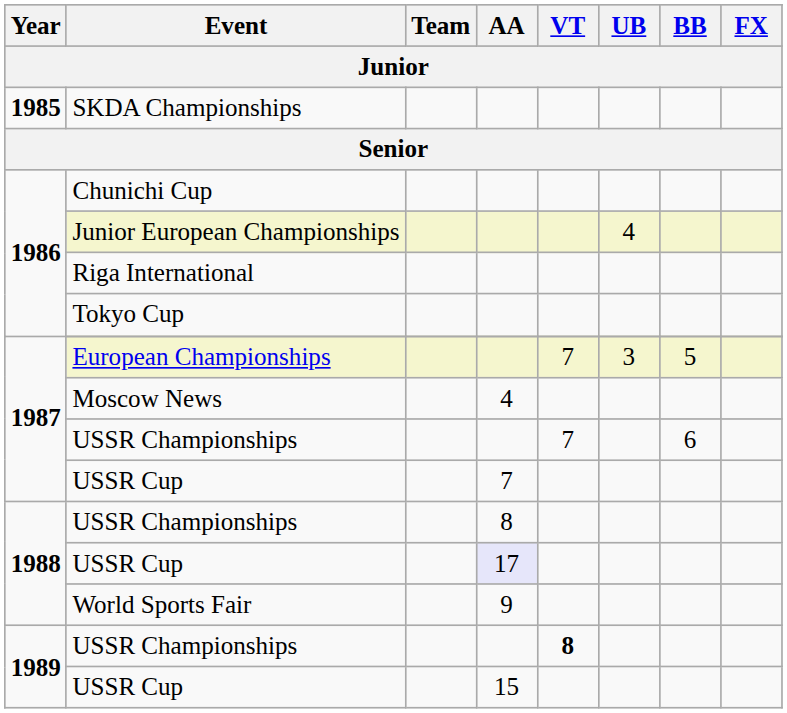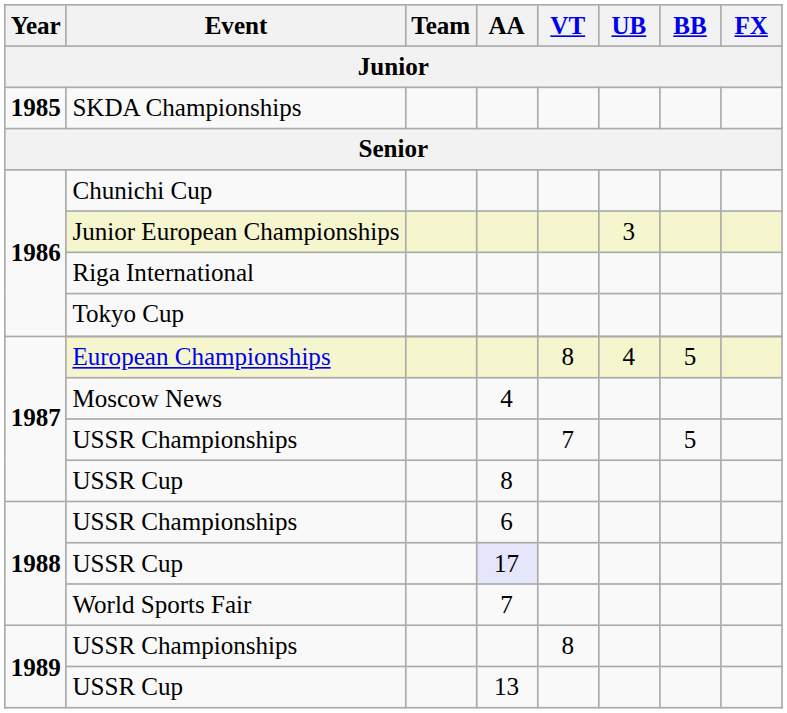(629, 232) 4 -> (629, 232) 3
(568, 356) 7 -> (568, 356) 8
(629, 356) 3 -> (629, 356) 4
(690, 438) 6 -> (690, 438) 5
(507, 480) 7 -> (507, 480) 8
(507, 521) 8 -> (507, 521) 6
(507, 604) 9 -> (507, 604) 7
(568, 645) bold -> (568, 645) normal
(507, 687) 15 -> (507, 687) 13
